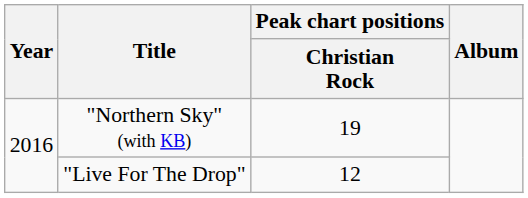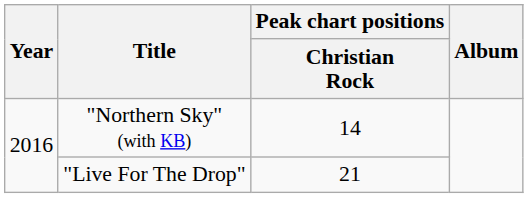(350, 127) 19 -> (350, 127) 14
(350, 174) 12 -> (350, 174) 21
